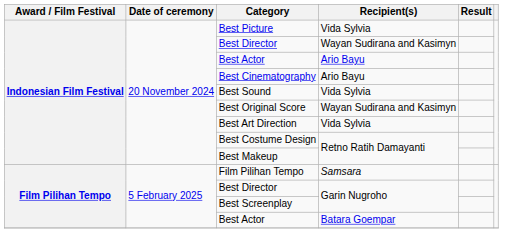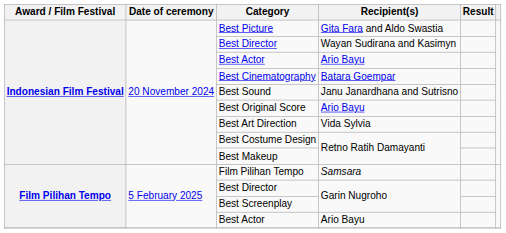(346, 28) Vida Sylvia -> (382, 28) Gita Fara and Aldo Swastia
(343, 76) Ario Bayu -> (358, 76) Batara Goempar
(346, 92) Vida Sylvia -> (390, 92) Janu Janardhana and Sutrisno
(388, 108) Wayan Sudirana and Kasimyn -> (343, 108) Ario Bayu
(358, 220) Batara Goempar -> (343, 220) Ario Bayu
